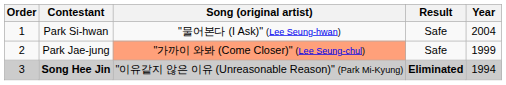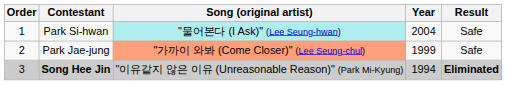columns swapped: (484, 13) <-> (436, 13)
(259, 31) no background -> (259, 31) paleturquoise background
